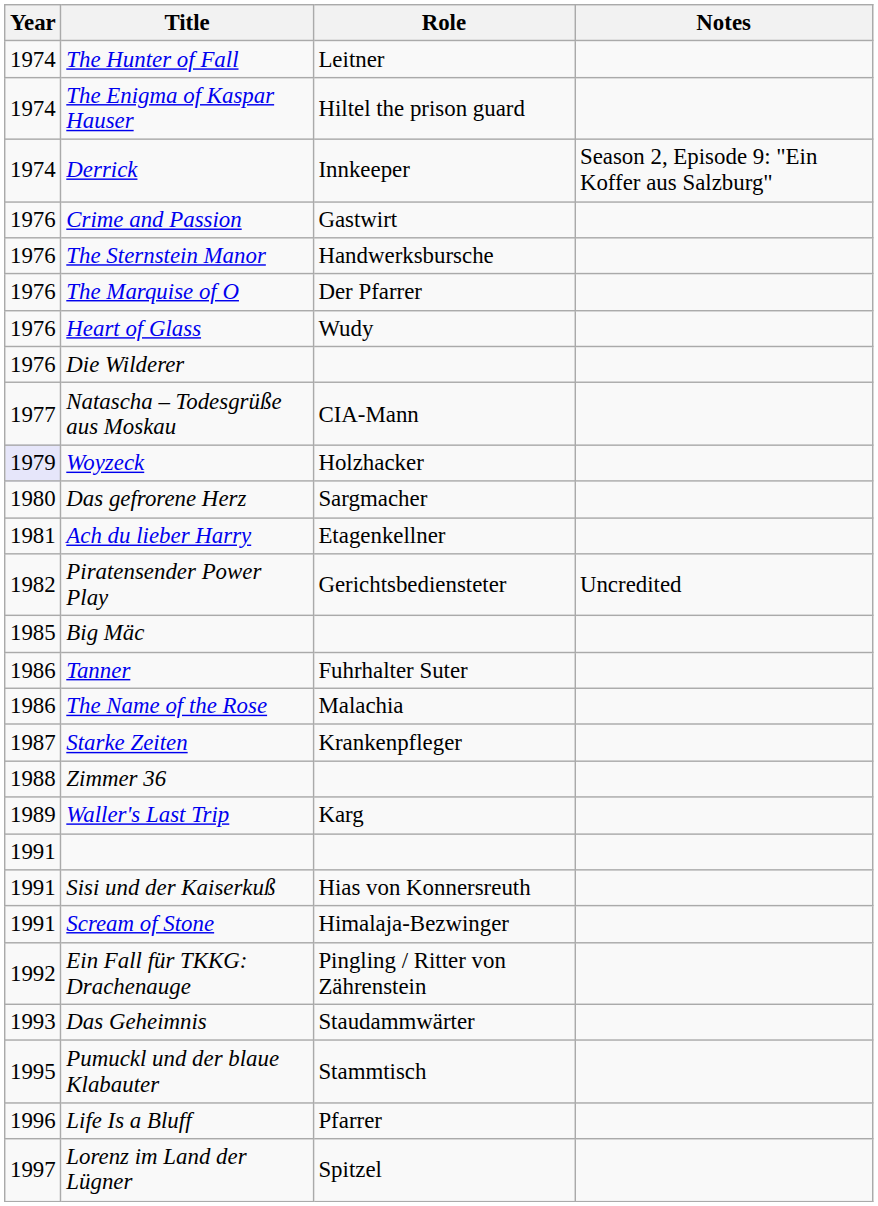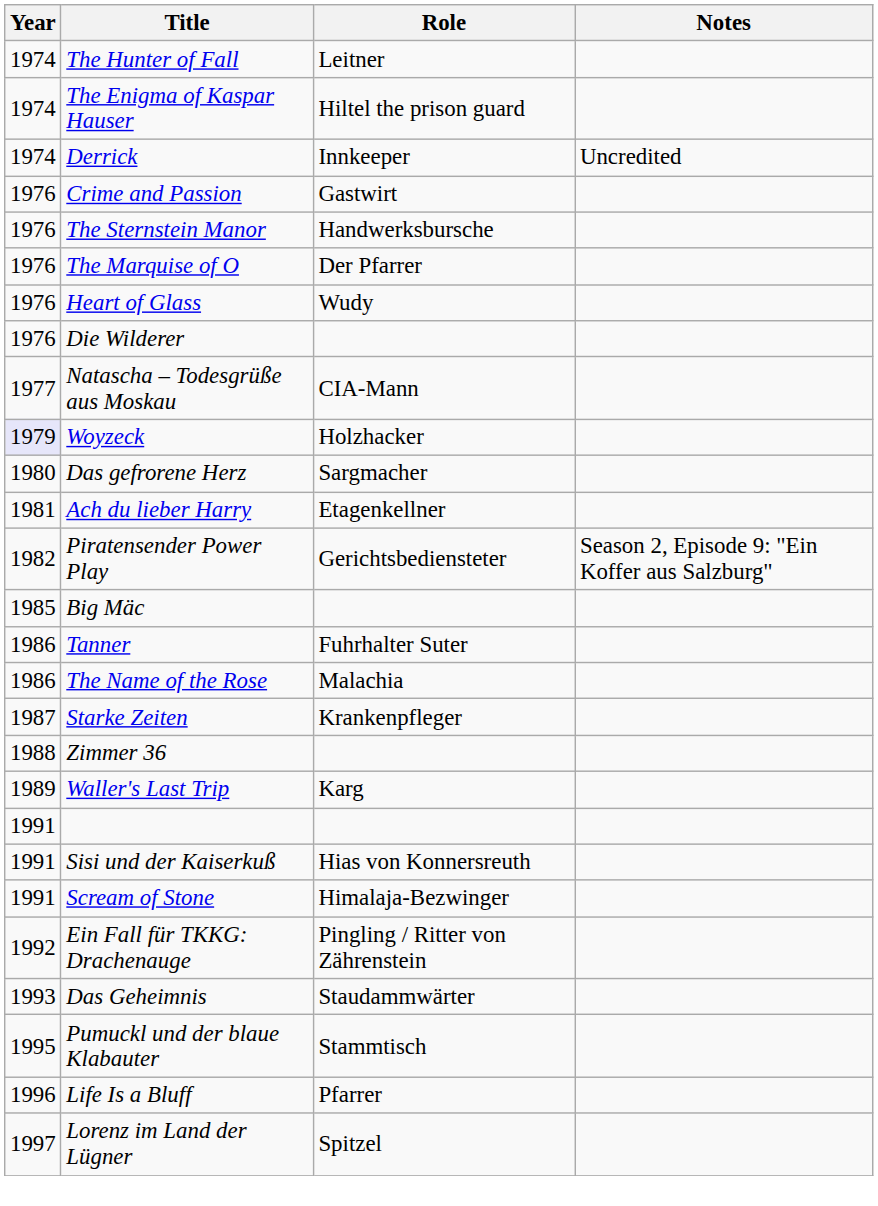(699, 170) Season 2, Episode 9: "Ein Koffer aus Salzburg" -> (631, 157) Uncredited
(631, 584) Uncredited -> (699, 558) Season 2, Episode 9: "Ein Koffer aus Salzburg"
